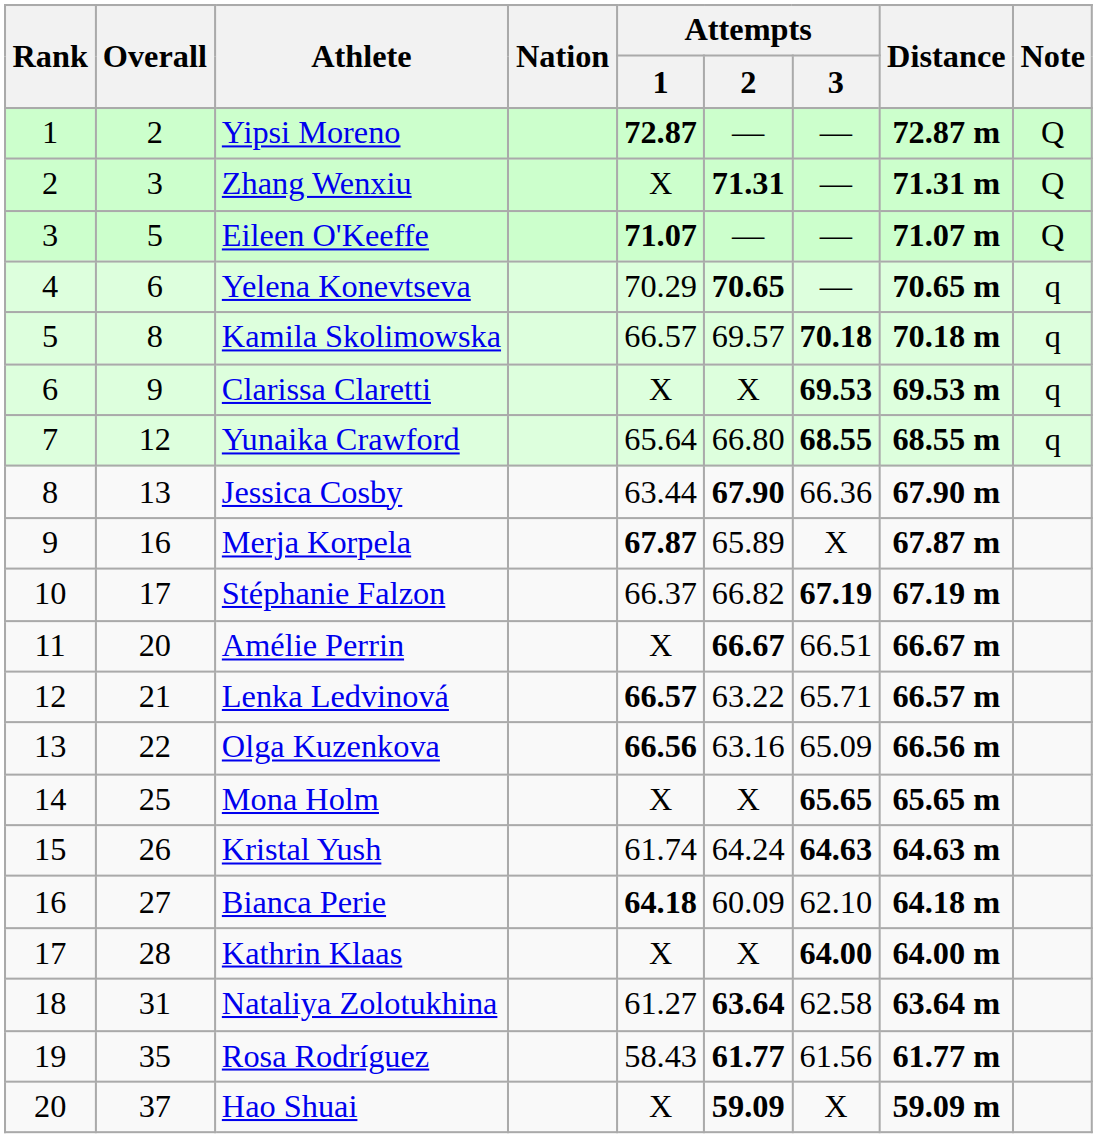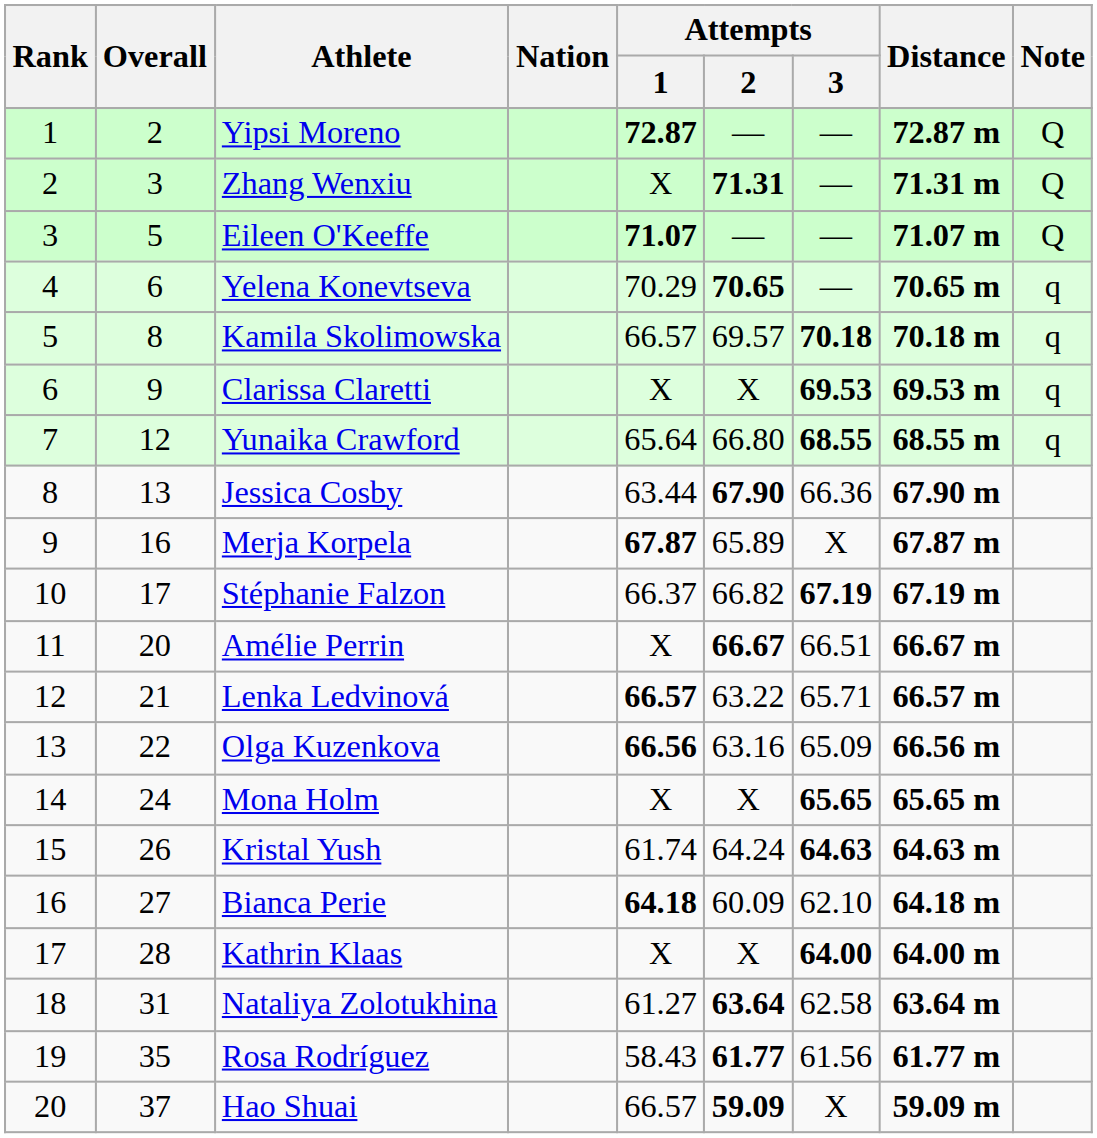(155, 798) 25 -> (155, 798) 24
(661, 1106) X -> (661, 1106) 66.57
